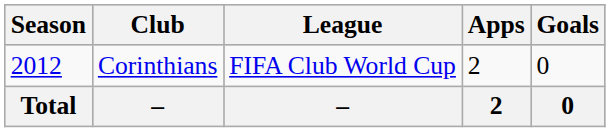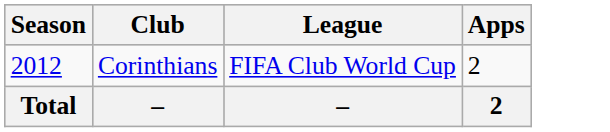- column: (568, 24)
